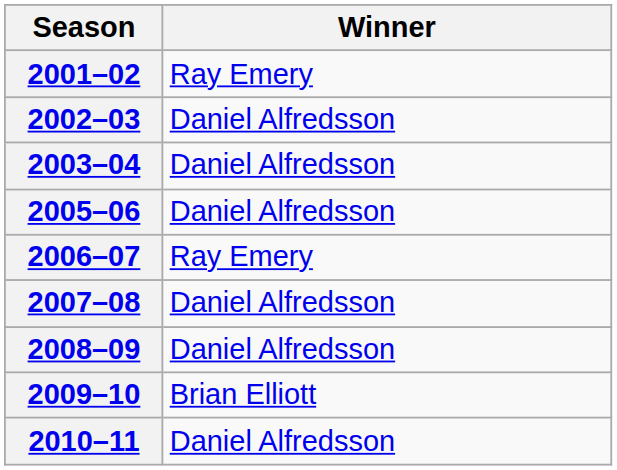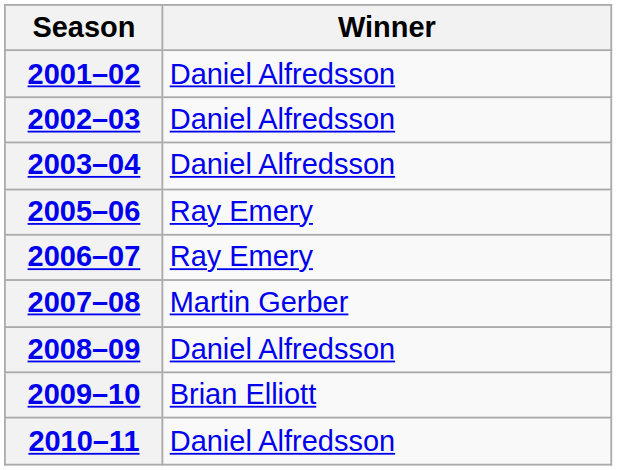(241, 73) Ray Emery -> (282, 73) Daniel Alfredsson
(282, 211) Daniel Alfredsson -> (241, 211) Ray Emery
(282, 303) Daniel Alfredsson -> (259, 303) Martin Gerber
